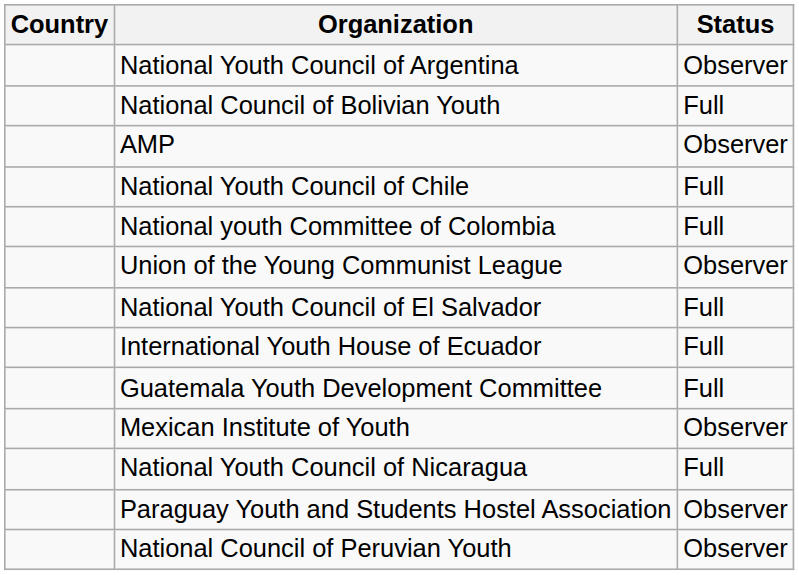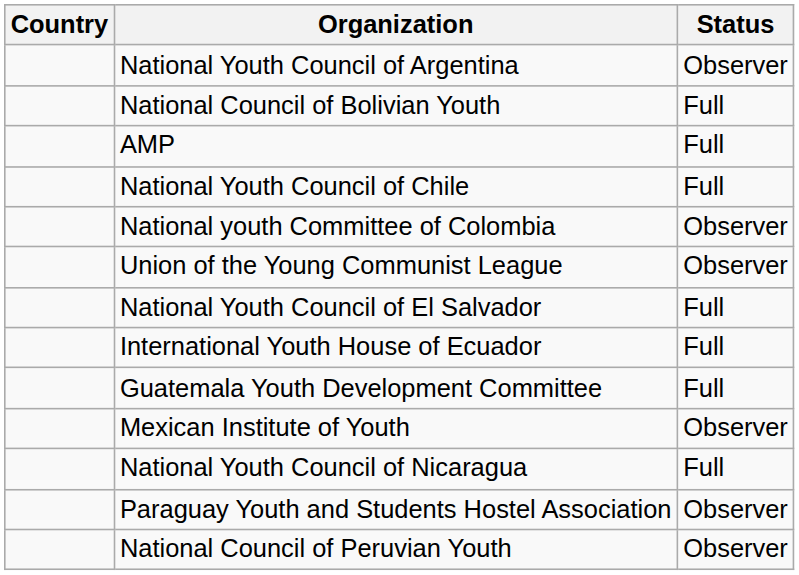(736, 145) Observer -> (704, 145) Full
(704, 226) Full -> (736, 226) Observer
